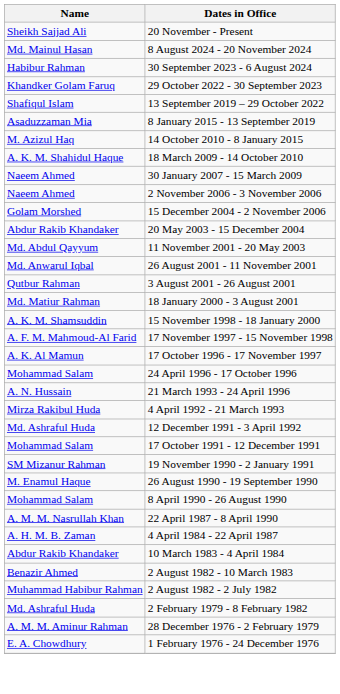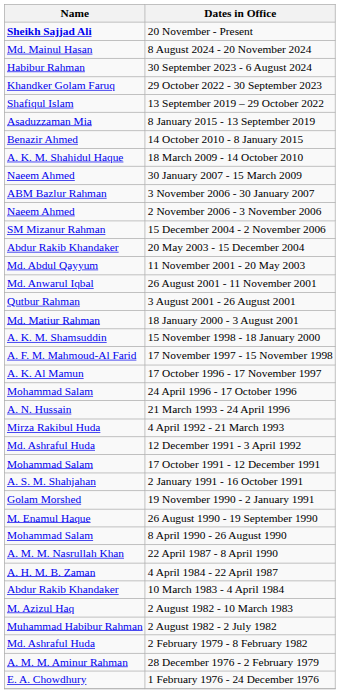(47, 31) normal -> (49, 31) bold
(41, 139) M. Azizul Haq -> (42, 139) Benazir Ahmed
+ row: (231, 193)
(44, 211) Golam Morshed -> (56, 229) SM Mizanur Rahman
+ row: (225, 481)
(56, 463) SM Mizanur Rahman -> (44, 499) Golam Morshed
(42, 572) Benazir Ahmed -> (41, 608) M. Azizul Haq
